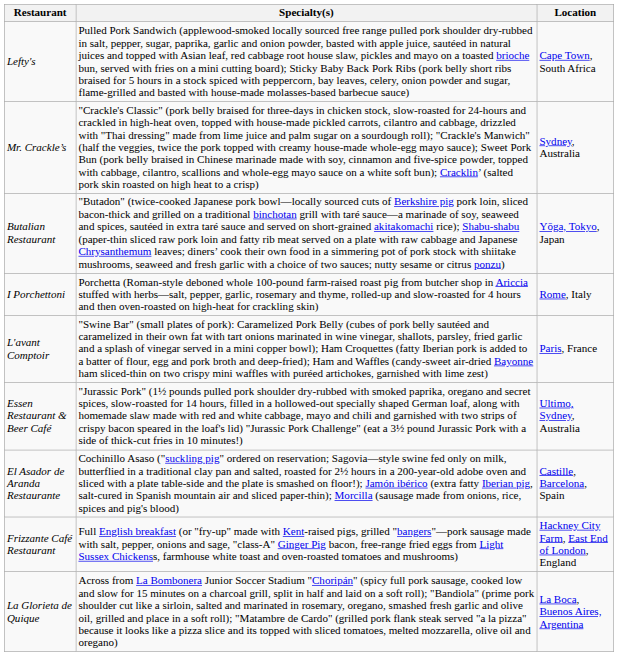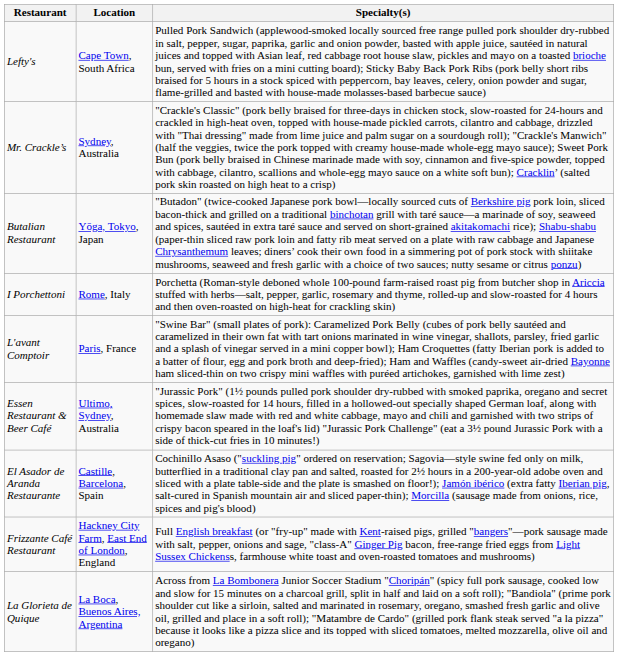columns swapped: (575, 13) <-> (306, 13)
